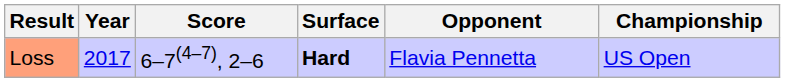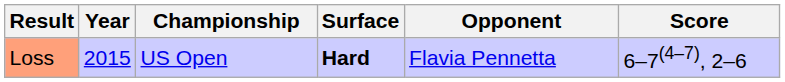columns swapped: (689, 21) <-> (216, 21)
(107, 57) 2017 -> (107, 57) 2015
